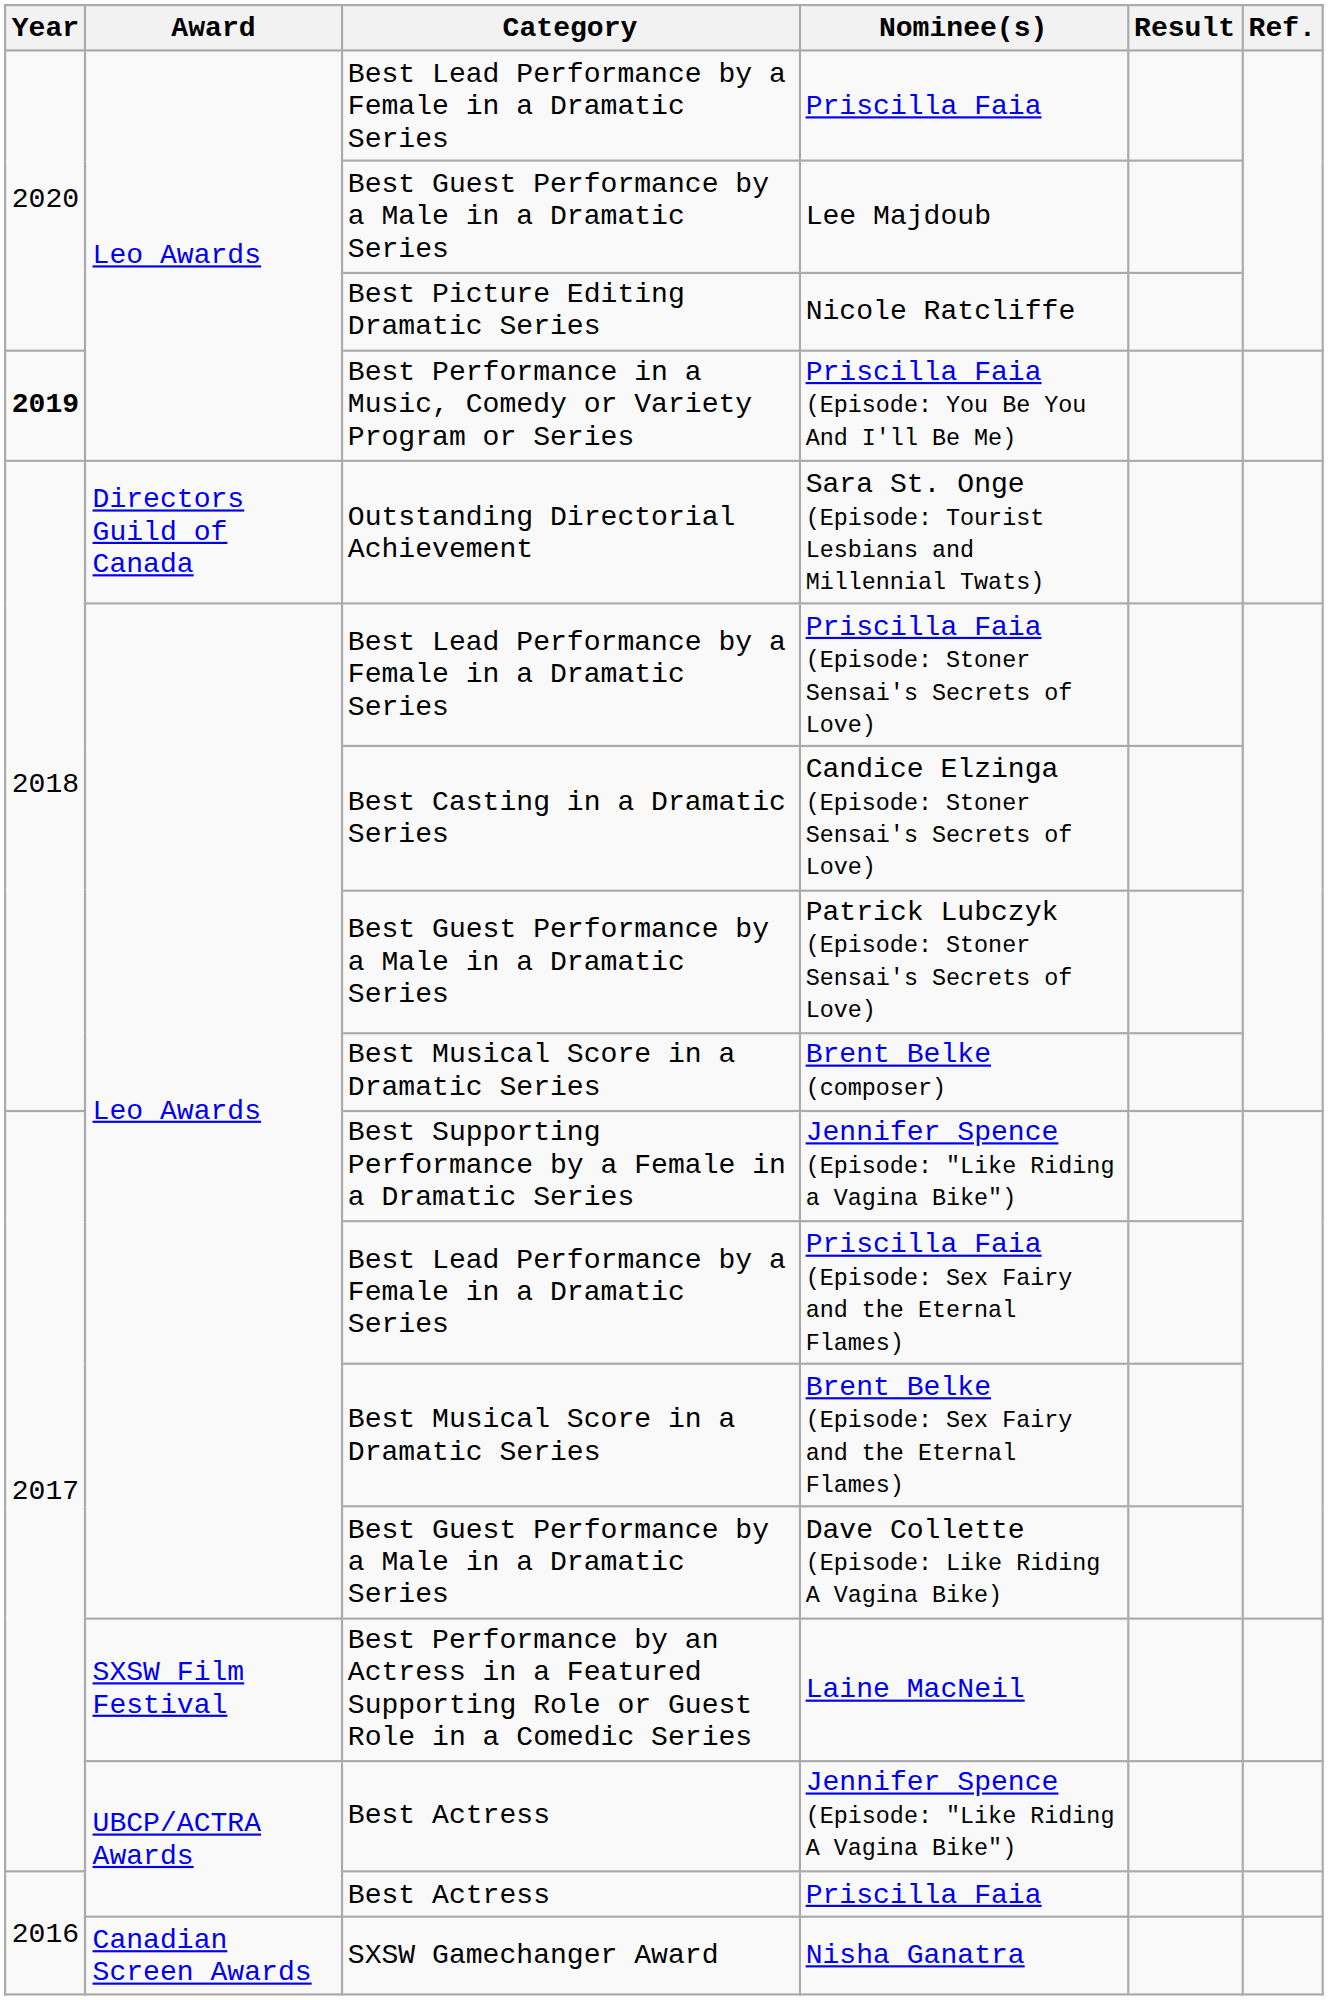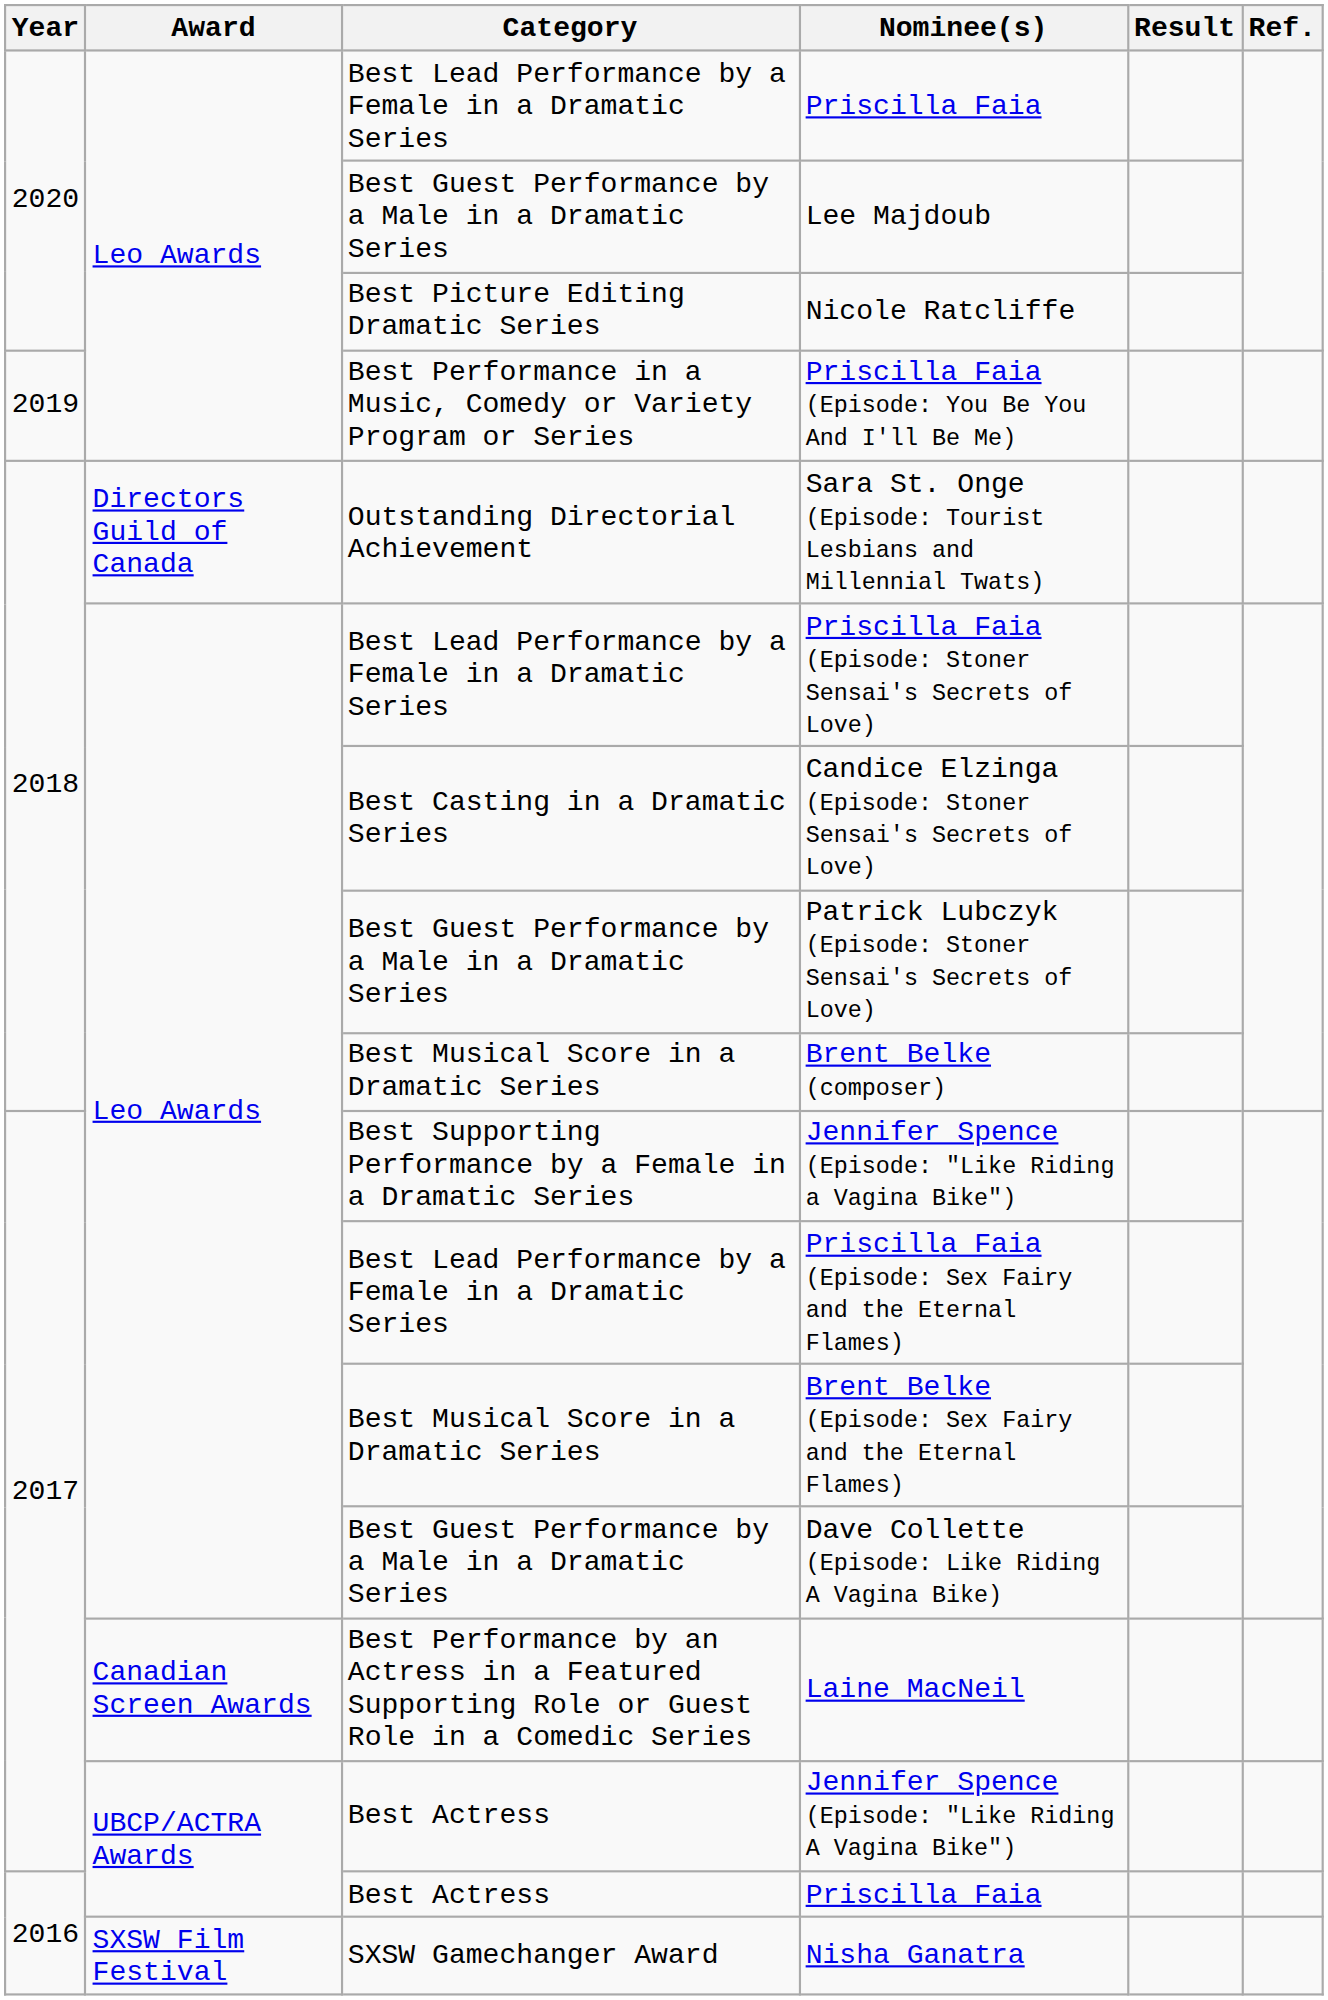(45, 405) bold -> (45, 405) normal
(168, 1689) SXSW Film Festival -> (202, 1689) Canadian Screen Awards
(202, 1956) Canadian Screen Awards -> (168, 1956) SXSW Film Festival
